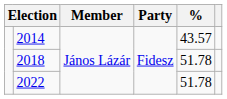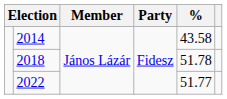(196, 37) 43.57 -> (196, 37) 43.58
(196, 82) 51.78 -> (196, 82) 51.77
